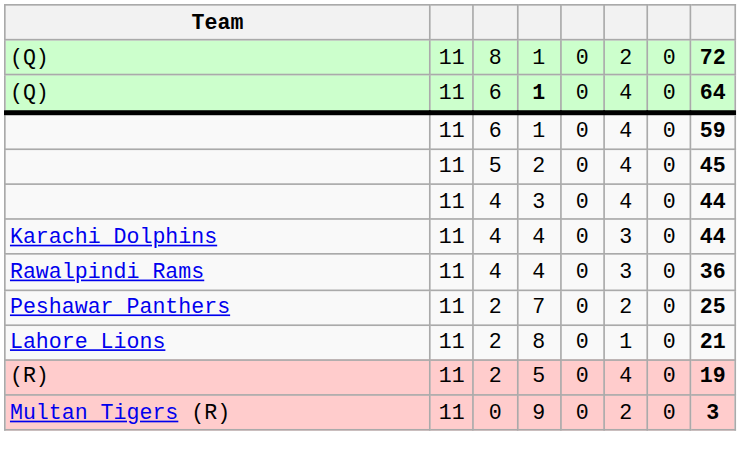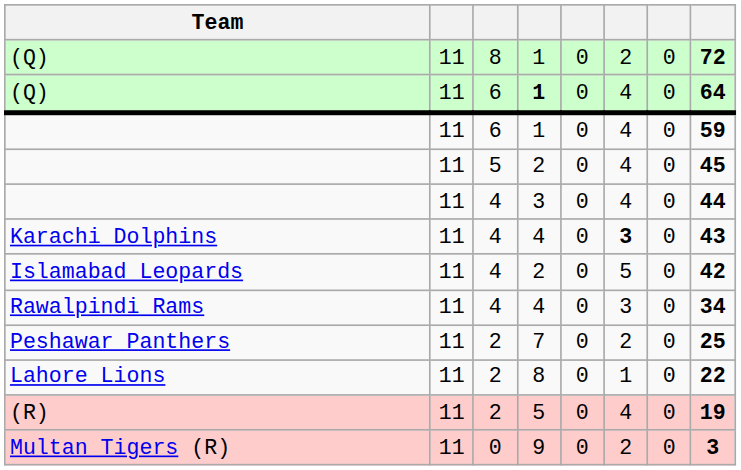(626, 237) normal -> (626, 237) bold
(713, 237) 44 -> (713, 237) 43
+ row: (127, 272)
(713, 272) 36 -> (713, 307) 34
(713, 342) 21 -> (713, 377) 22
